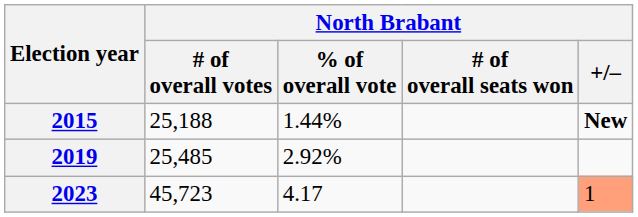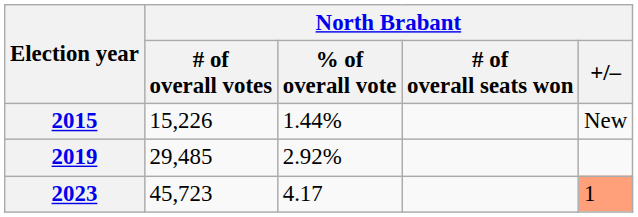(181, 120) 25,188 -> (181, 120) 15,226
(606, 120) bold -> (606, 120) normal
(181, 157) 25,485 -> (181, 157) 29,485
